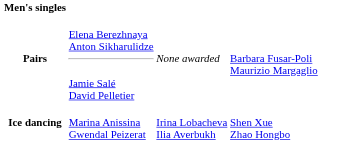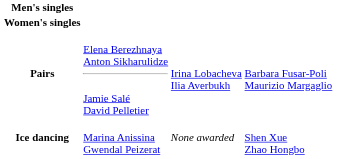+ row: (42, 22)
(188, 58) None awarded -> (206, 80) Irina Lobacheva Ilia Averbukh
(192, 129) Irina Lobacheva Ilia Averbukh -> (203, 137) None awarded
